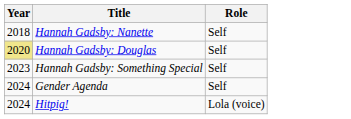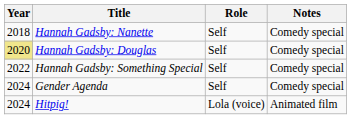+ column: (307, 13)
(19, 68) 2023 -> (19, 68) 2022
